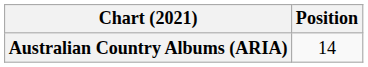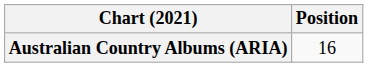(327, 47) 14 -> (327, 47) 16
